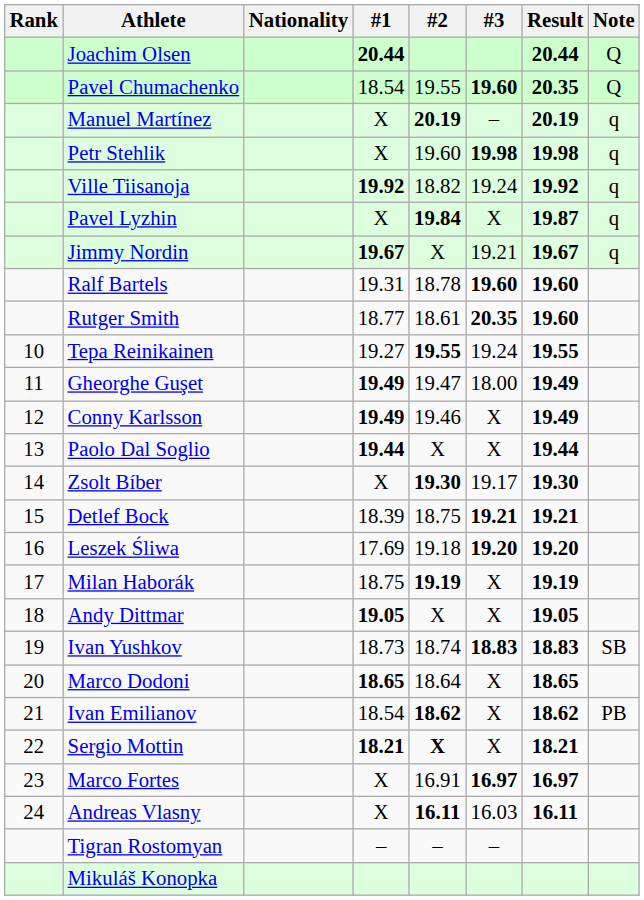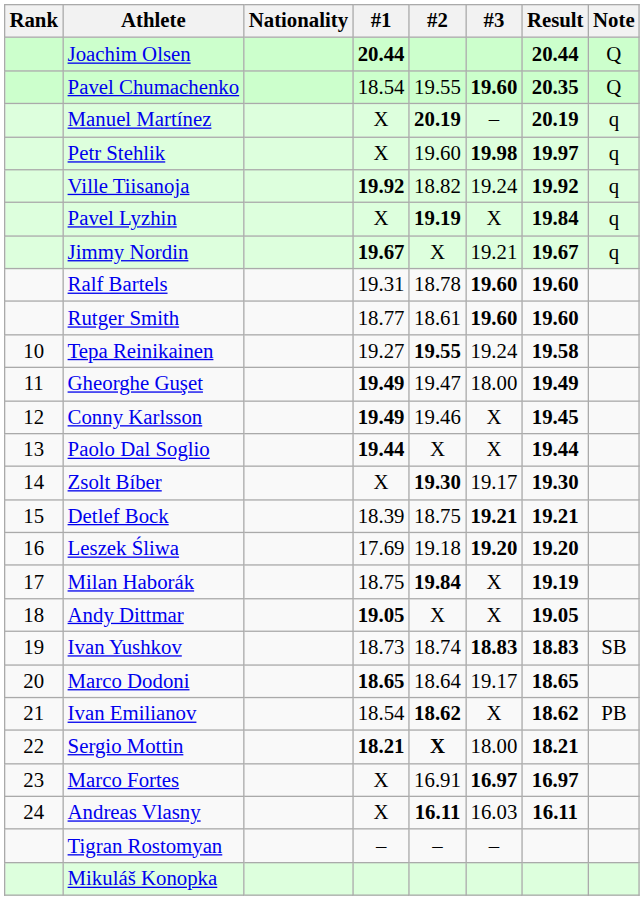(555, 152) 19.98 -> (555, 152) 19.97
(438, 218) 19.84 -> (438, 218) 19.19
(555, 218) 19.87 -> (555, 218) 19.84
(494, 317) 20.35 -> (494, 317) 19.60
(555, 350) 19.55 -> (555, 350) 19.58
(555, 416) 19.49 -> (555, 416) 19.45
(438, 581) 19.19 -> (438, 581) 19.84
(494, 680) X -> (494, 680) 19.17
(494, 746) X -> (494, 746) 18.00
